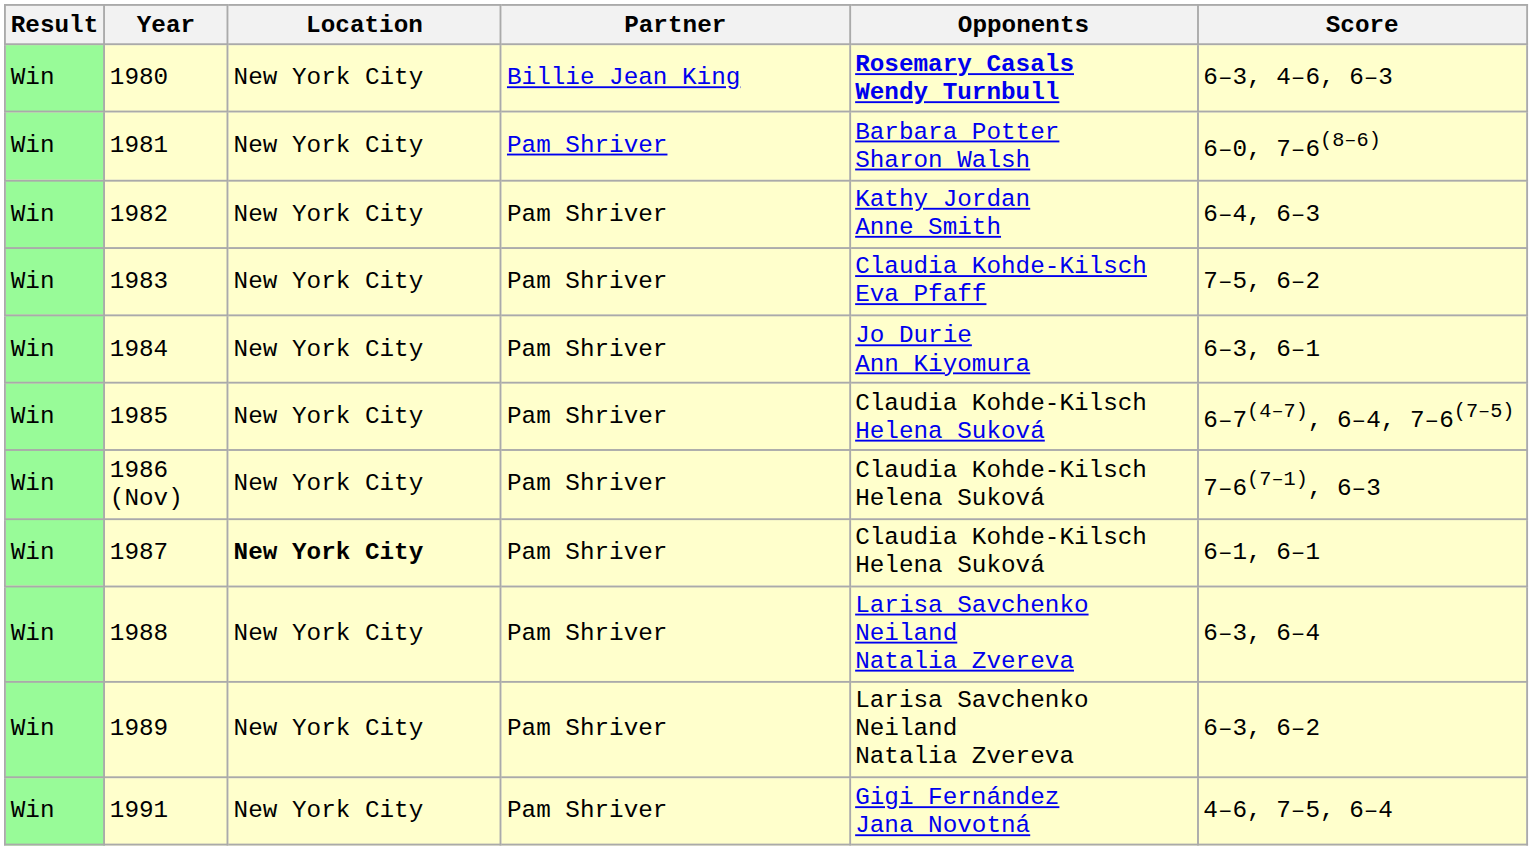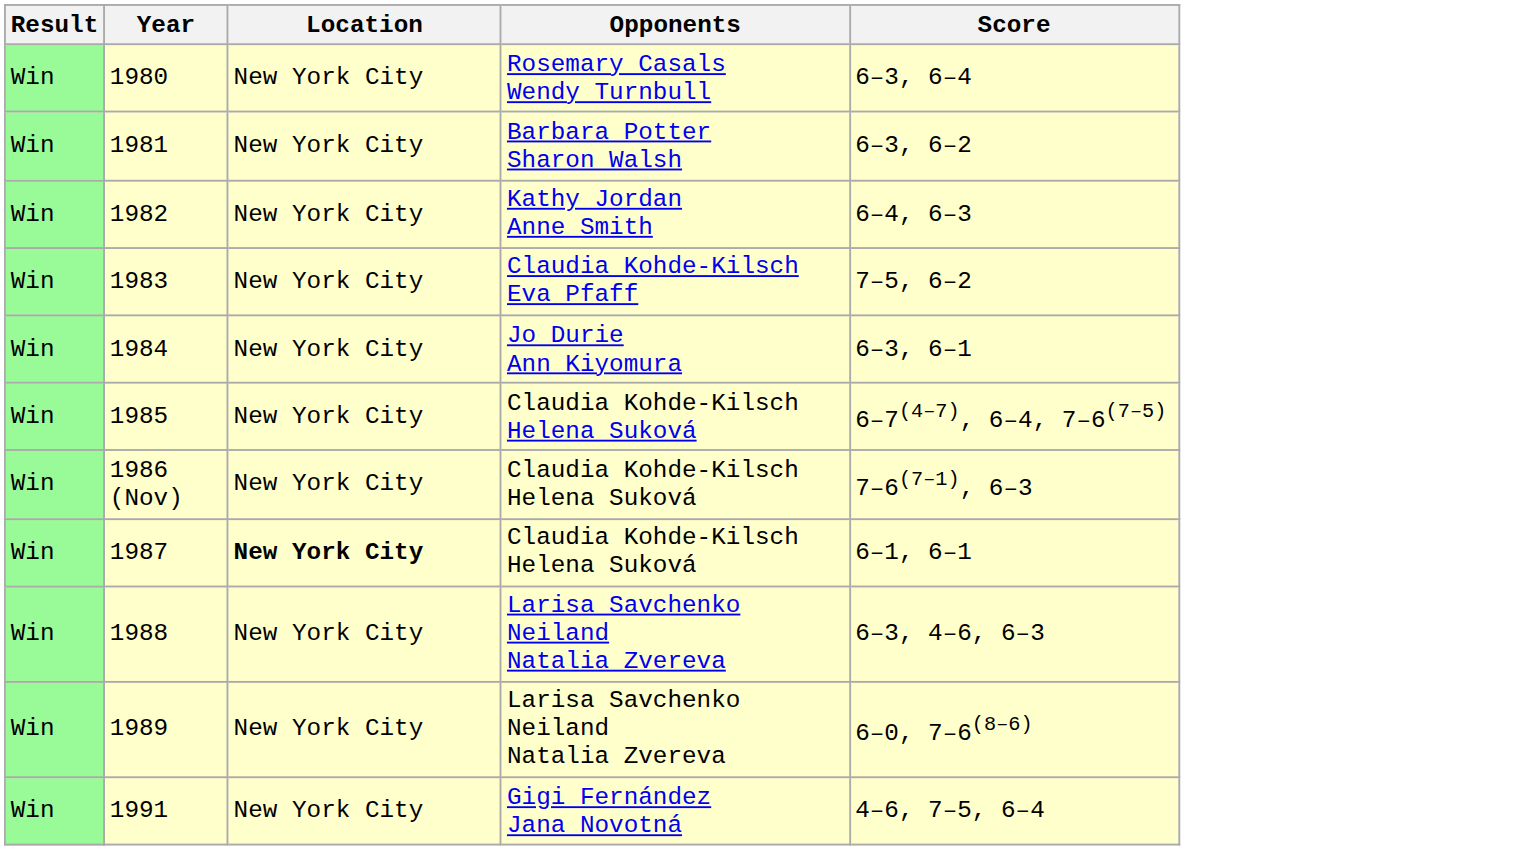- column: (675, 25)
(965, 78) bold -> (616, 78) normal
(1298, 78) 6–3, 4–6, 6–3 -> (914, 78) 6–3, 6–4
(1292, 146) 6–0, 7–6(8–6) -> (914, 146) 6–3, 6–2
(1262, 634) 6–3, 6–4 -> (950, 634) 6–3, 4–6, 6–3
(1262, 730) 6–3, 6–2 -> (944, 729) 6–0, 7–6(8–6)
